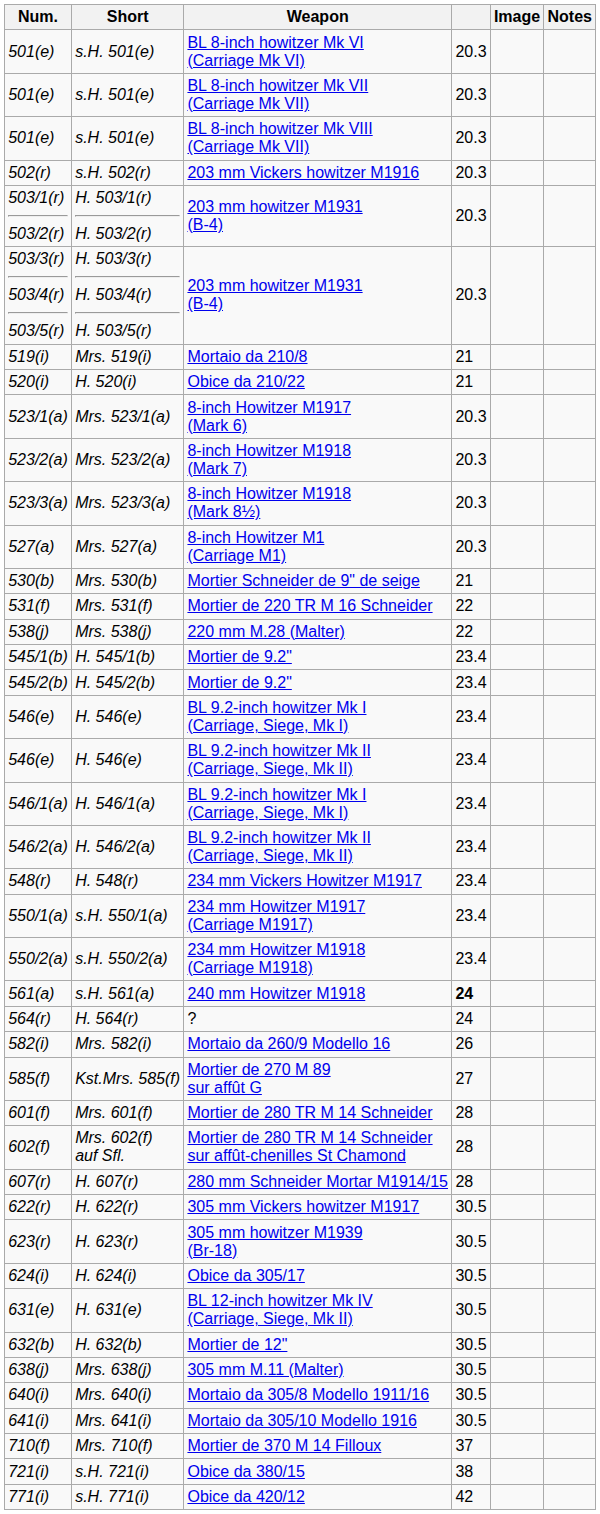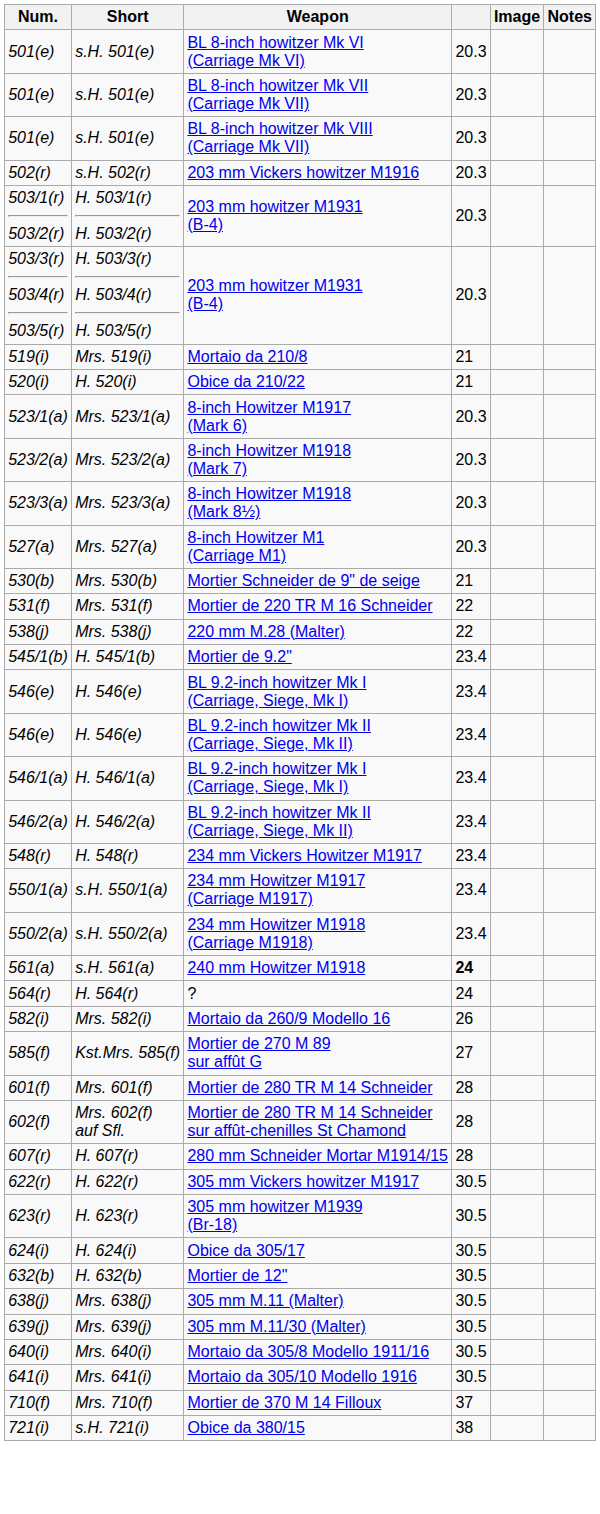- row: (115, 682)
- row: (109, 1310)
+ row: (113, 1326)
- row: (112, 1496)
